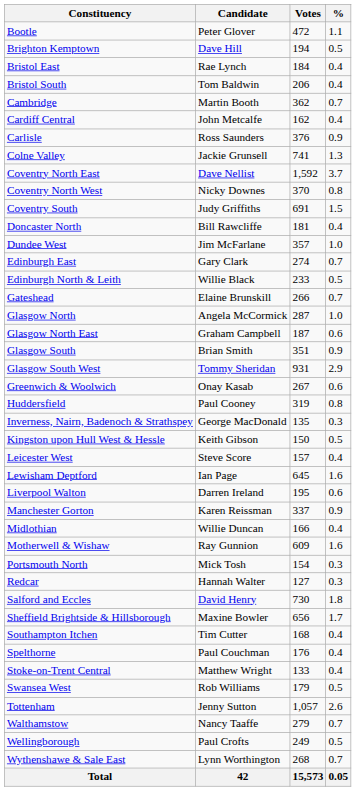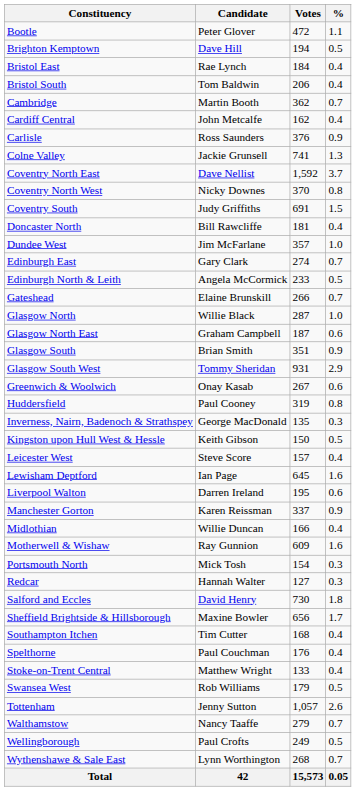(226, 279) Willie Black -> (243, 279) Angela McCormick
(243, 315) Angela McCormick -> (226, 315) Willie Black
